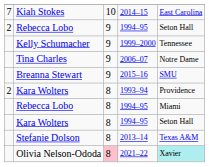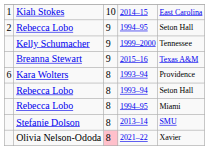(9, 12) 7 -> (9, 12) 1
- row: (41, 59)
(168, 75) SMU -> (179, 59) Texas A&M
(9, 91) 2 -> (9, 75) 6
+ row: (45, 91)
- row: (42, 122)
(179, 138) Texas A&M -> (168, 122) SMU
(170, 153) paleturquoise background -> (170, 138) no background
